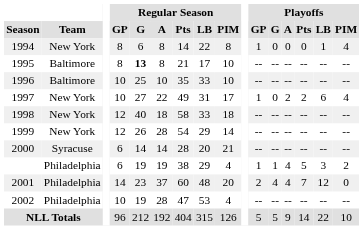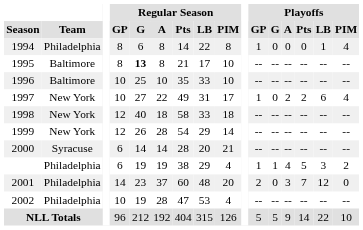(72, 46) New York -> (72, 46) Philadelphia
(275, 183) 4 -> (275, 183) 0
(288, 183) 4 -> (288, 183) 3
